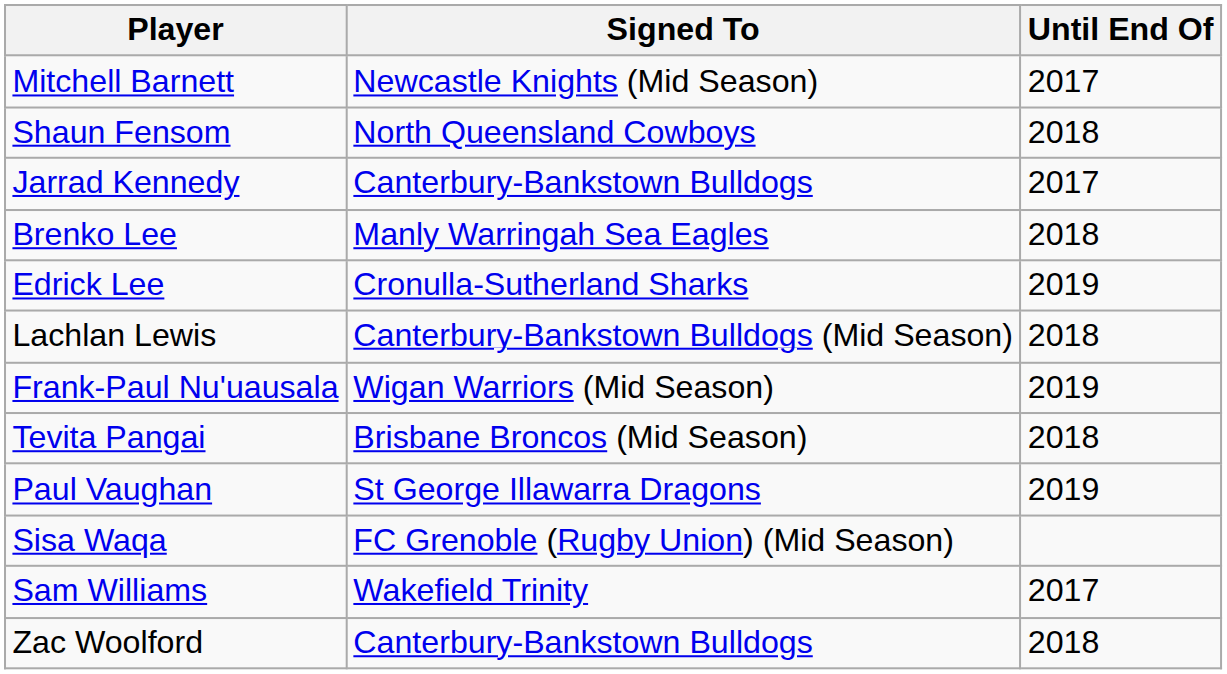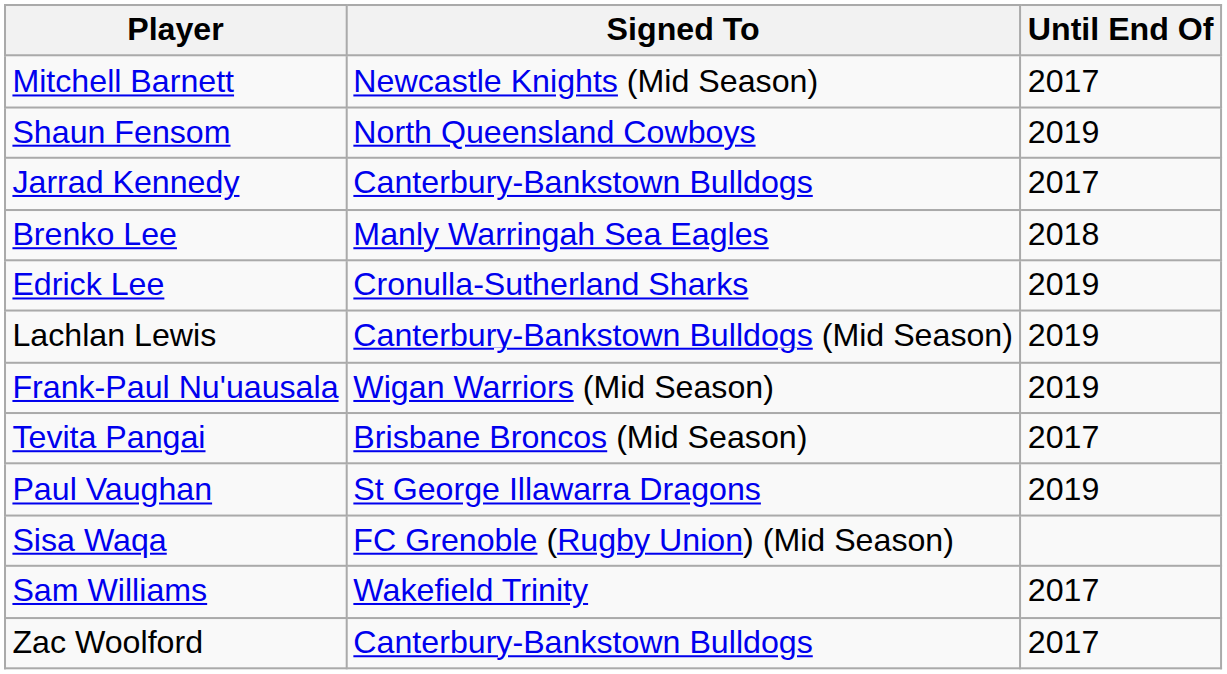(1064, 132) 2018 -> (1064, 132) 2019
(1064, 336) 2018 -> (1064, 336) 2019
(1064, 438) 2018 -> (1064, 438) 2017
(1064, 642) 2018 -> (1064, 642) 2017
